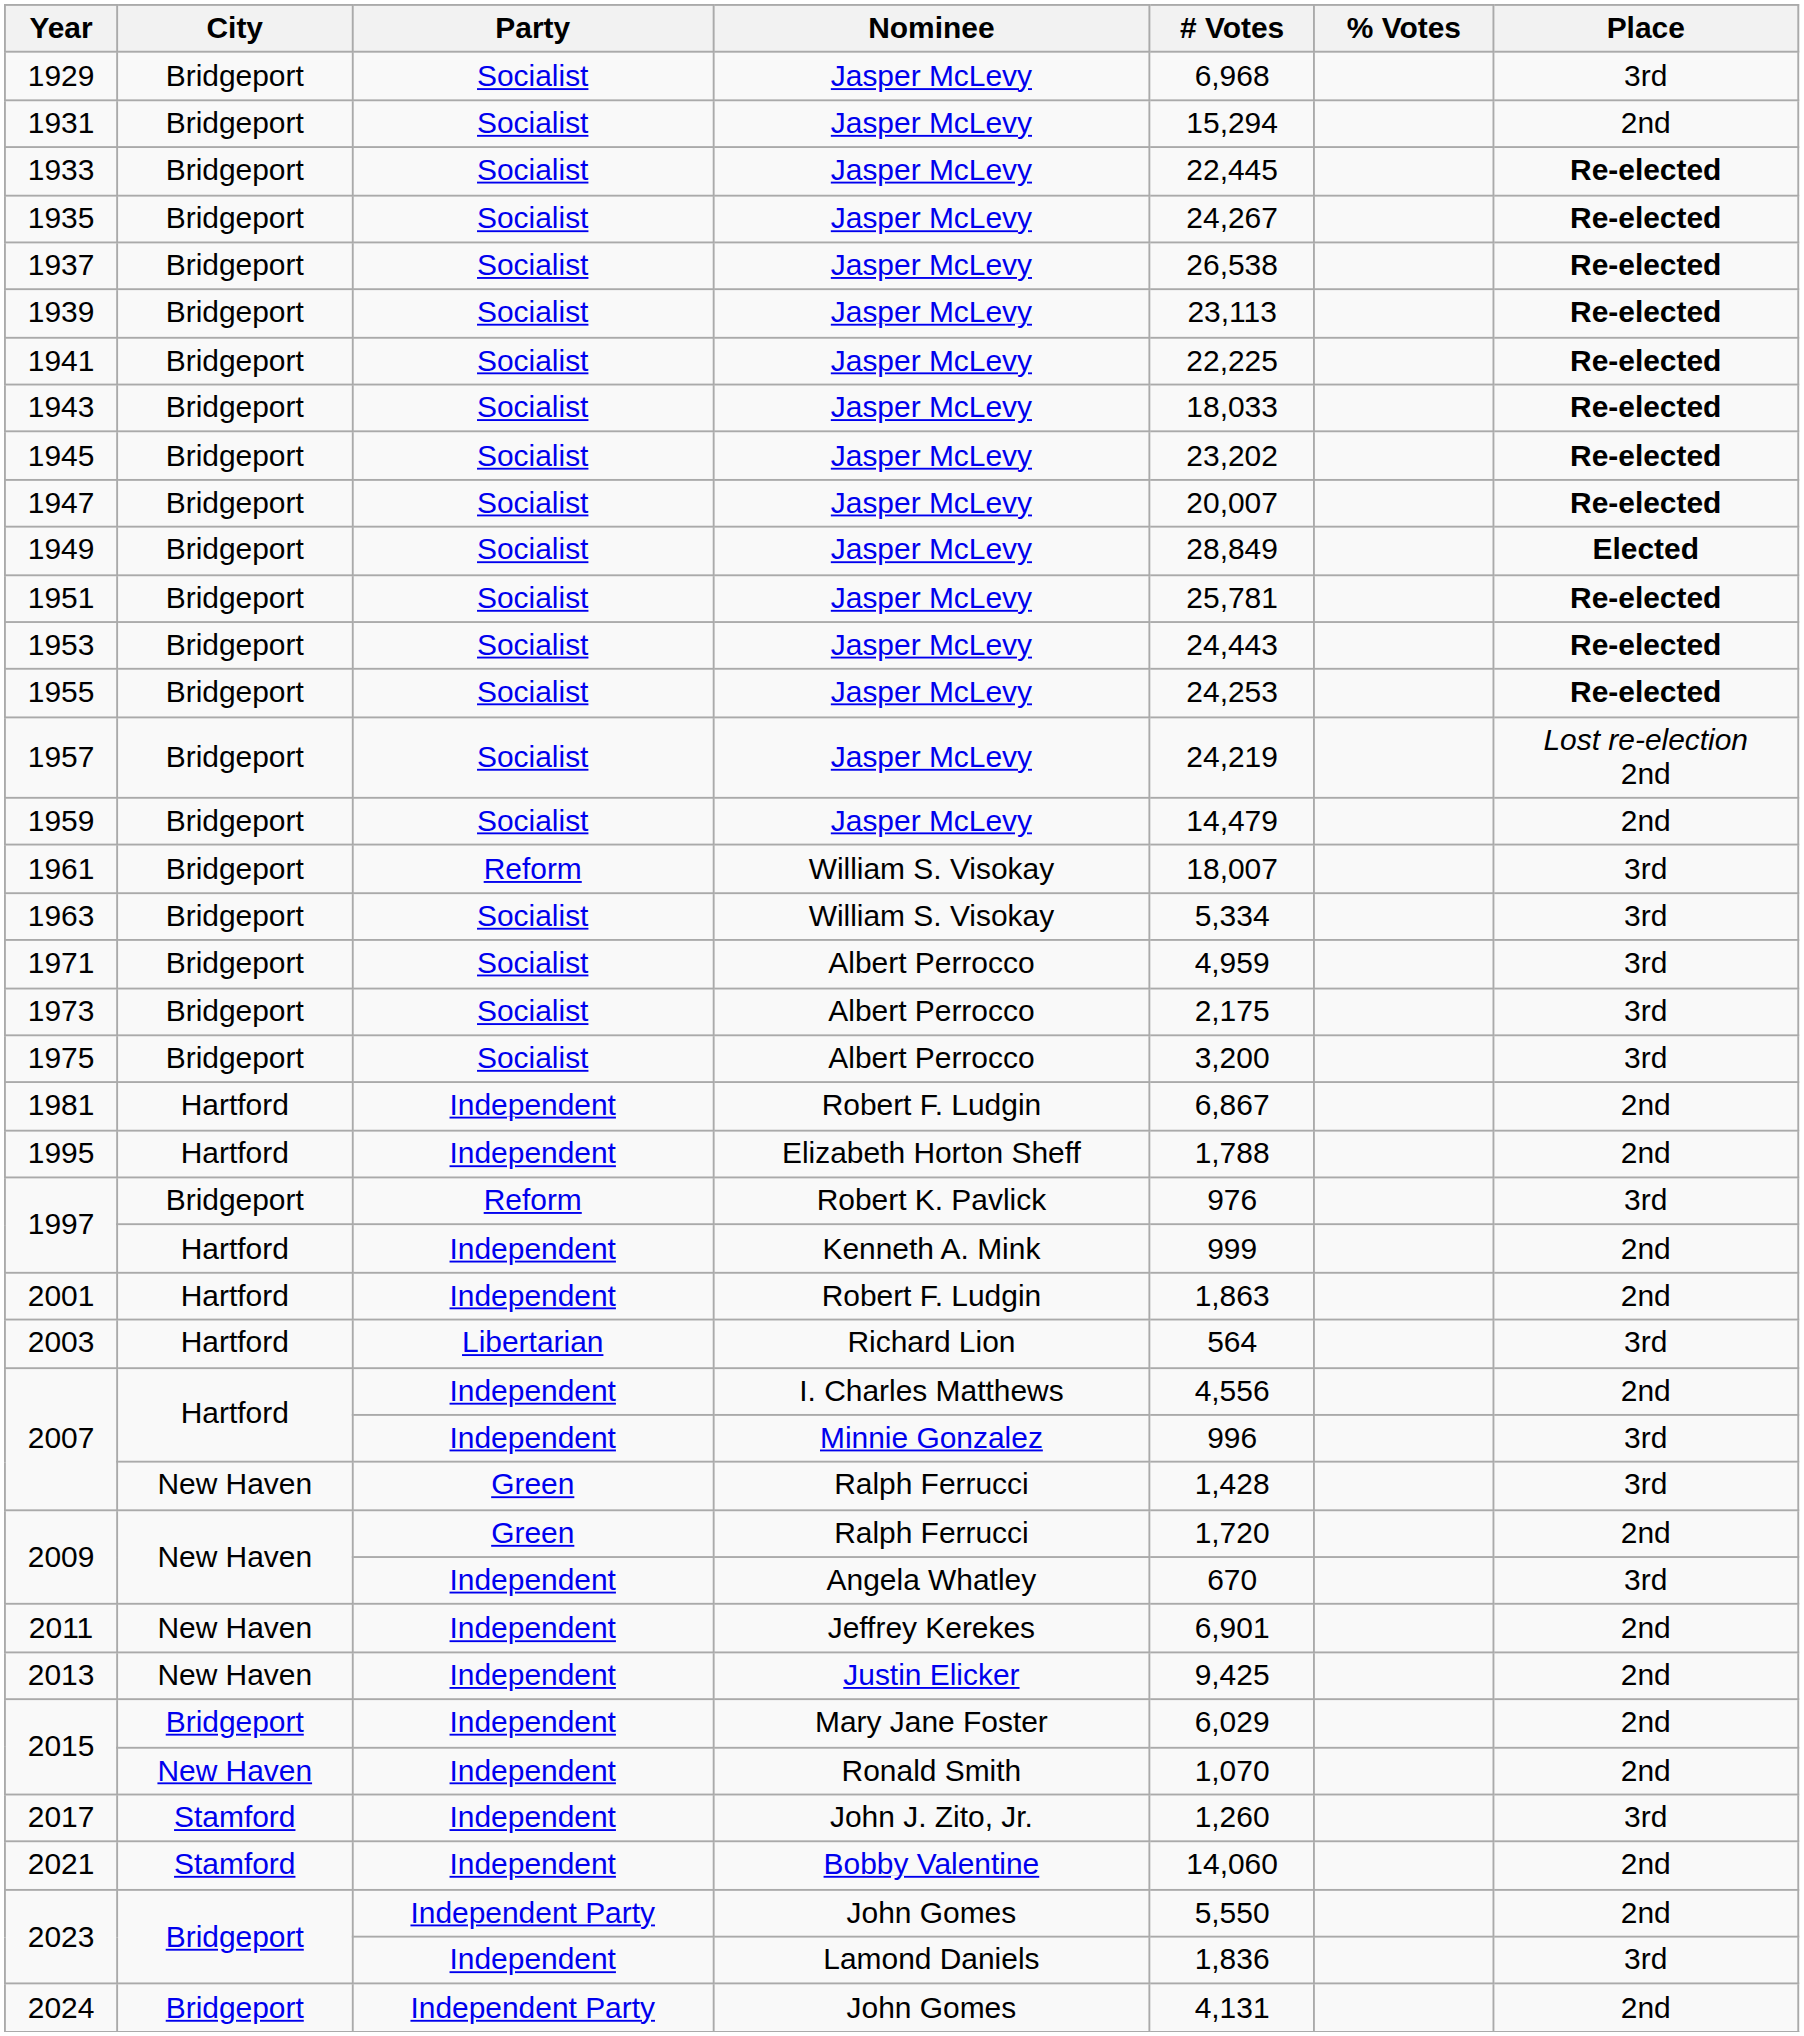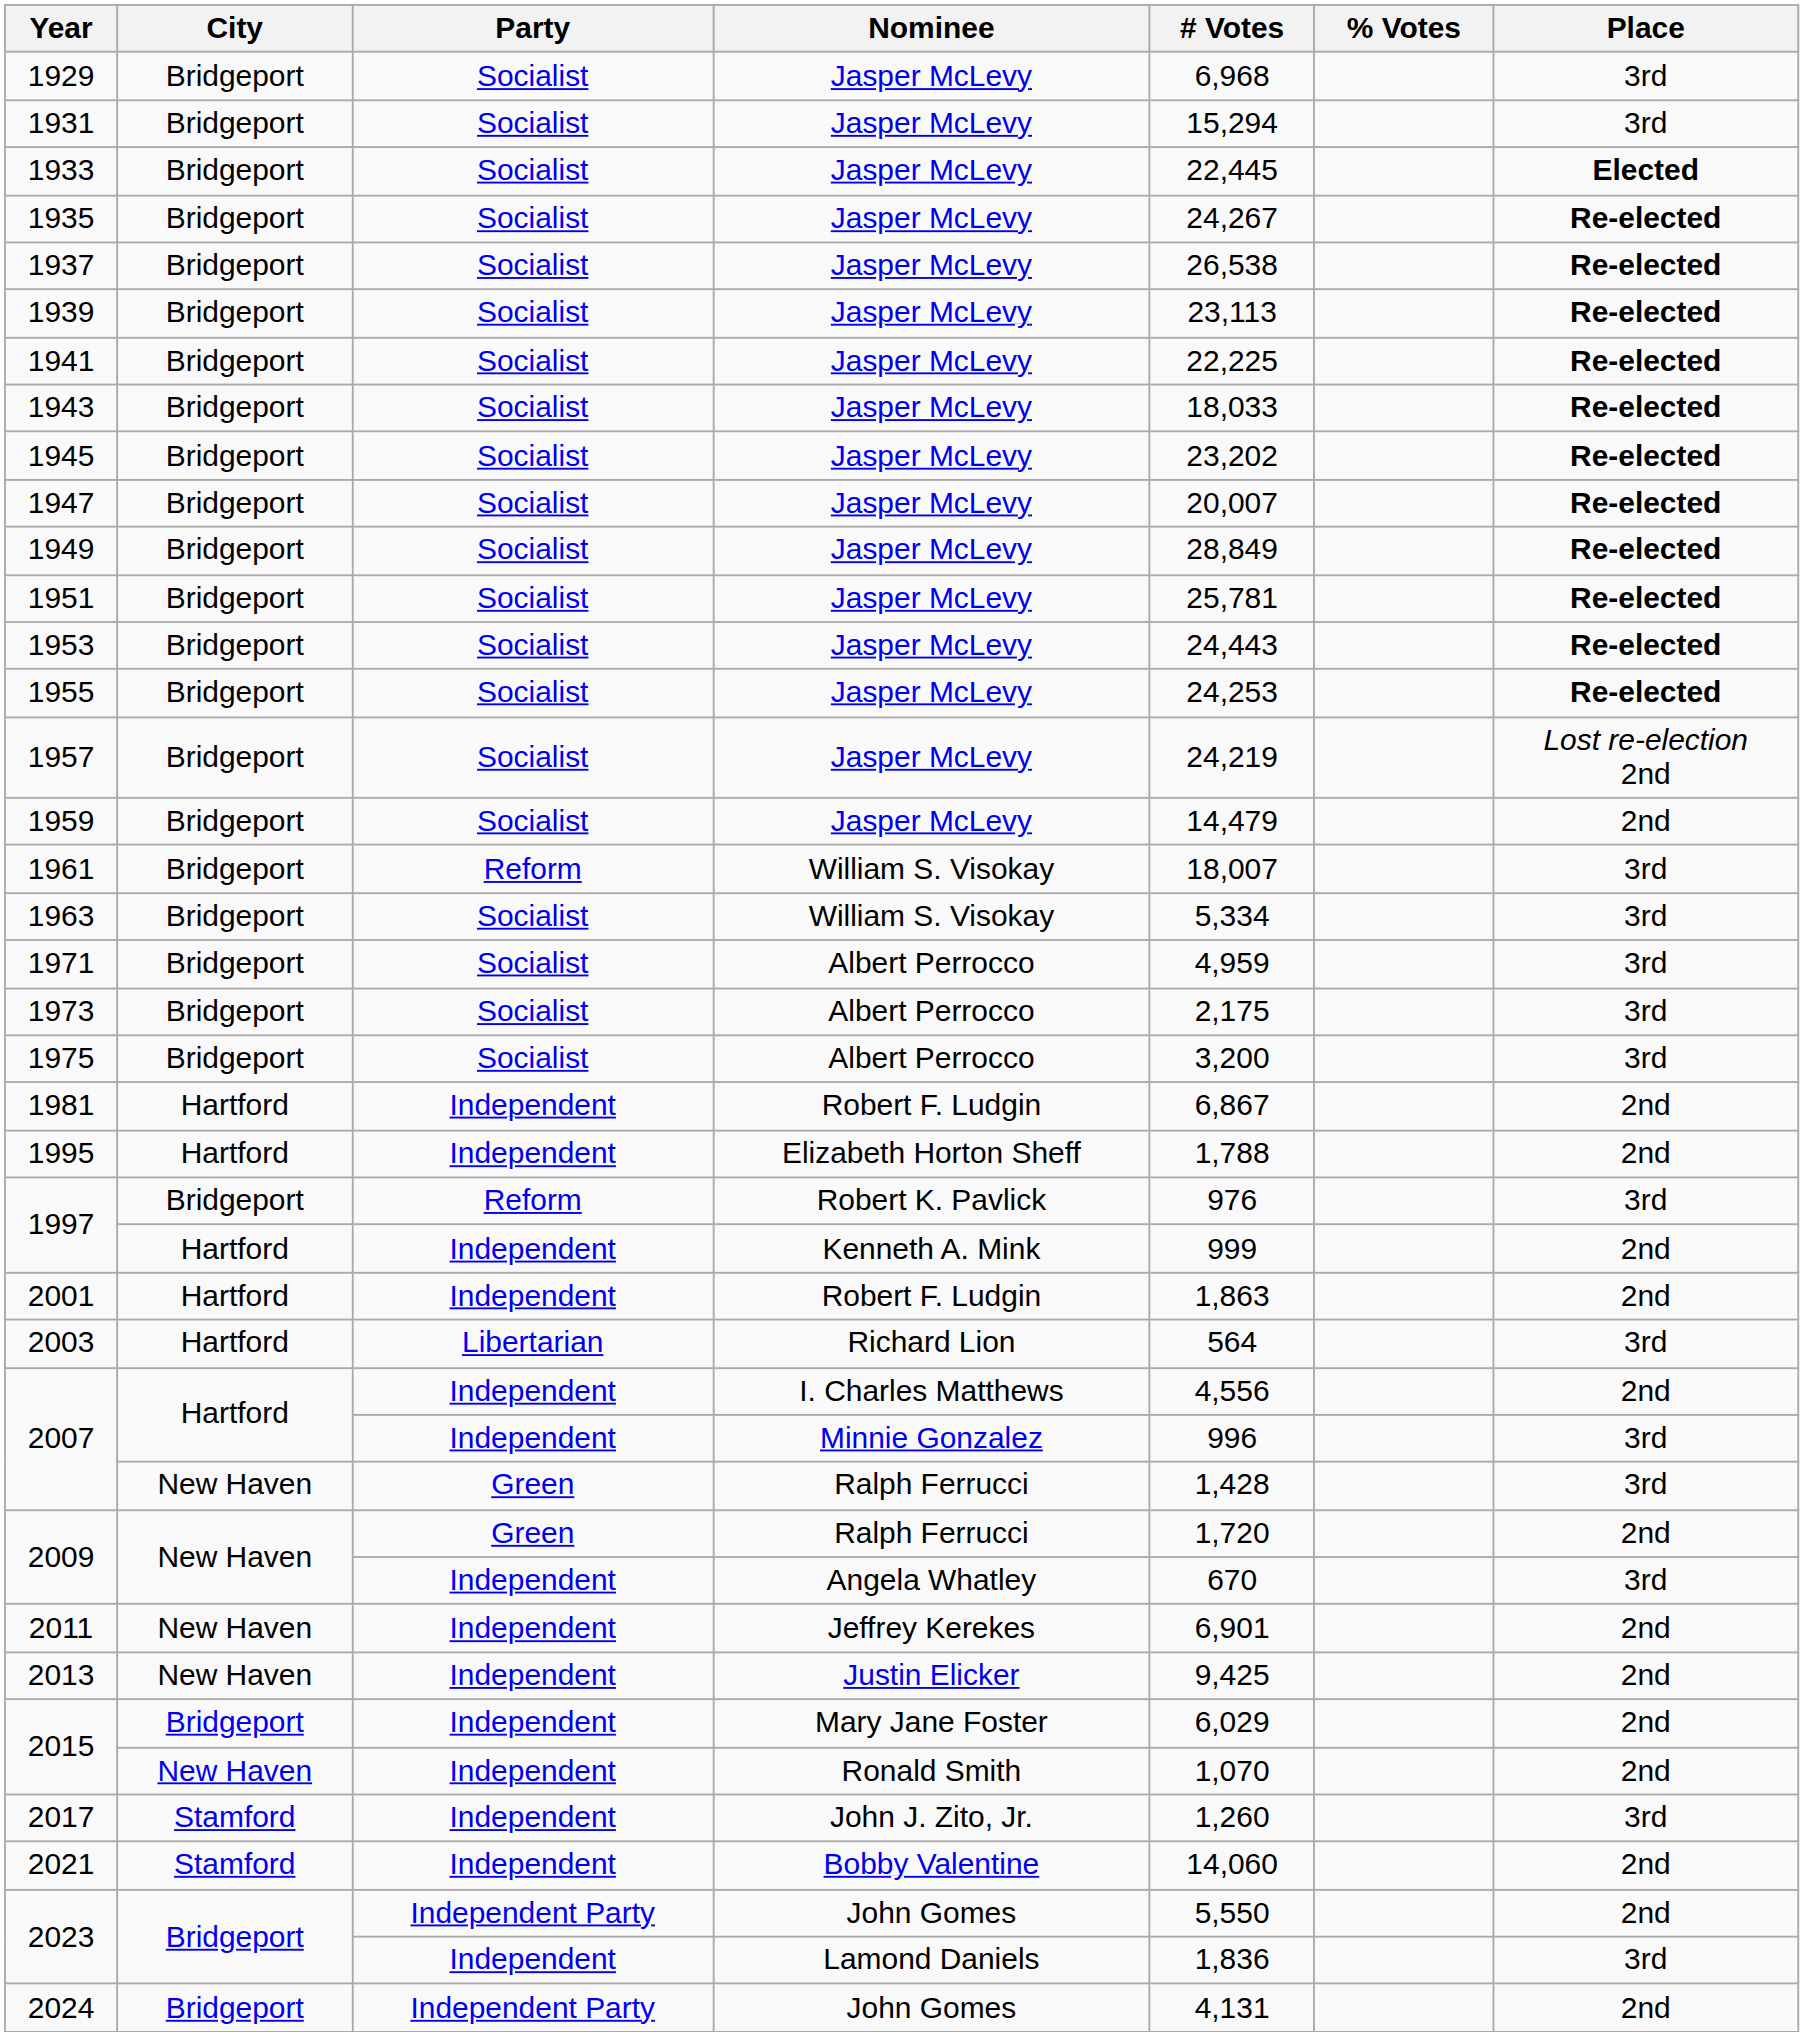(1646, 123) 2nd -> (1646, 123) 3rd
(1646, 170) Re-elected -> (1646, 170) Elected
(1646, 550) Elected -> (1646, 550) Re-elected
